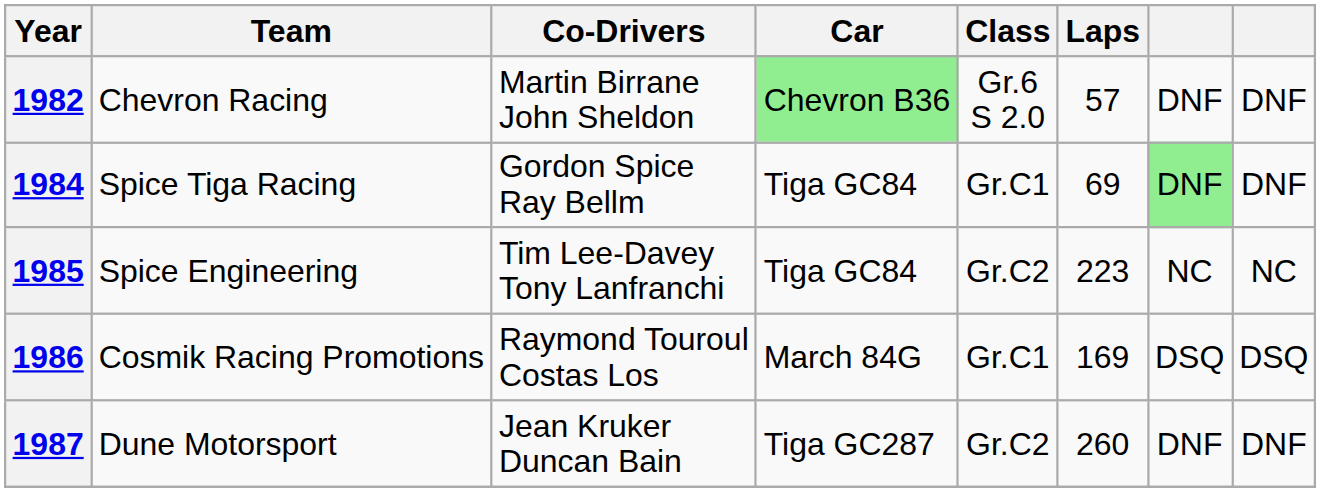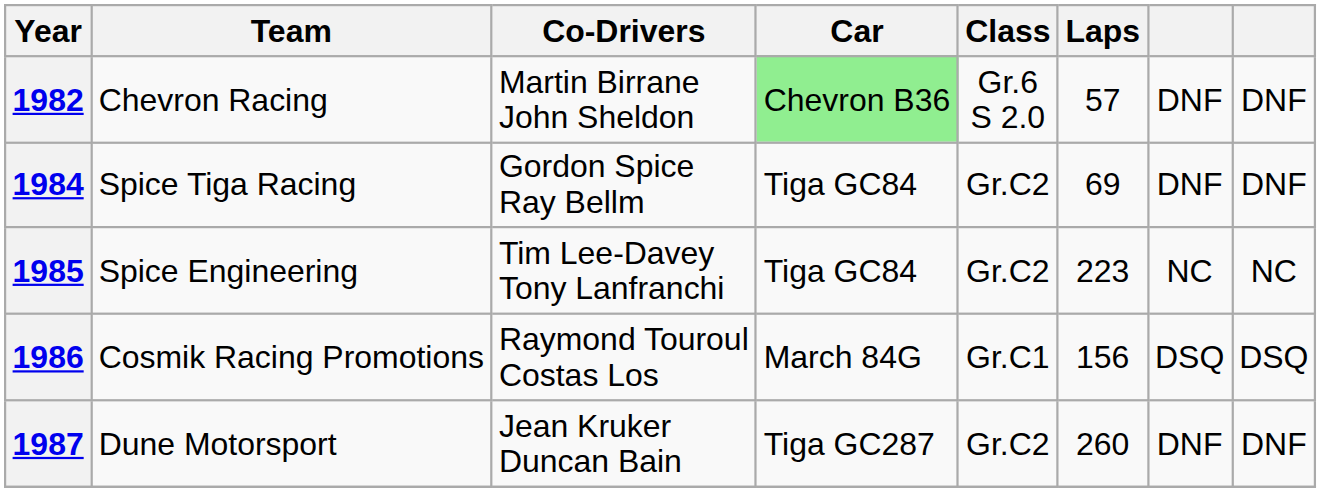(1008, 185) Gr.C1 -> (1008, 185) Gr.C2
(1190, 185) lightgreen background -> (1190, 185) no background
(1103, 357) 169 -> (1103, 357) 156
